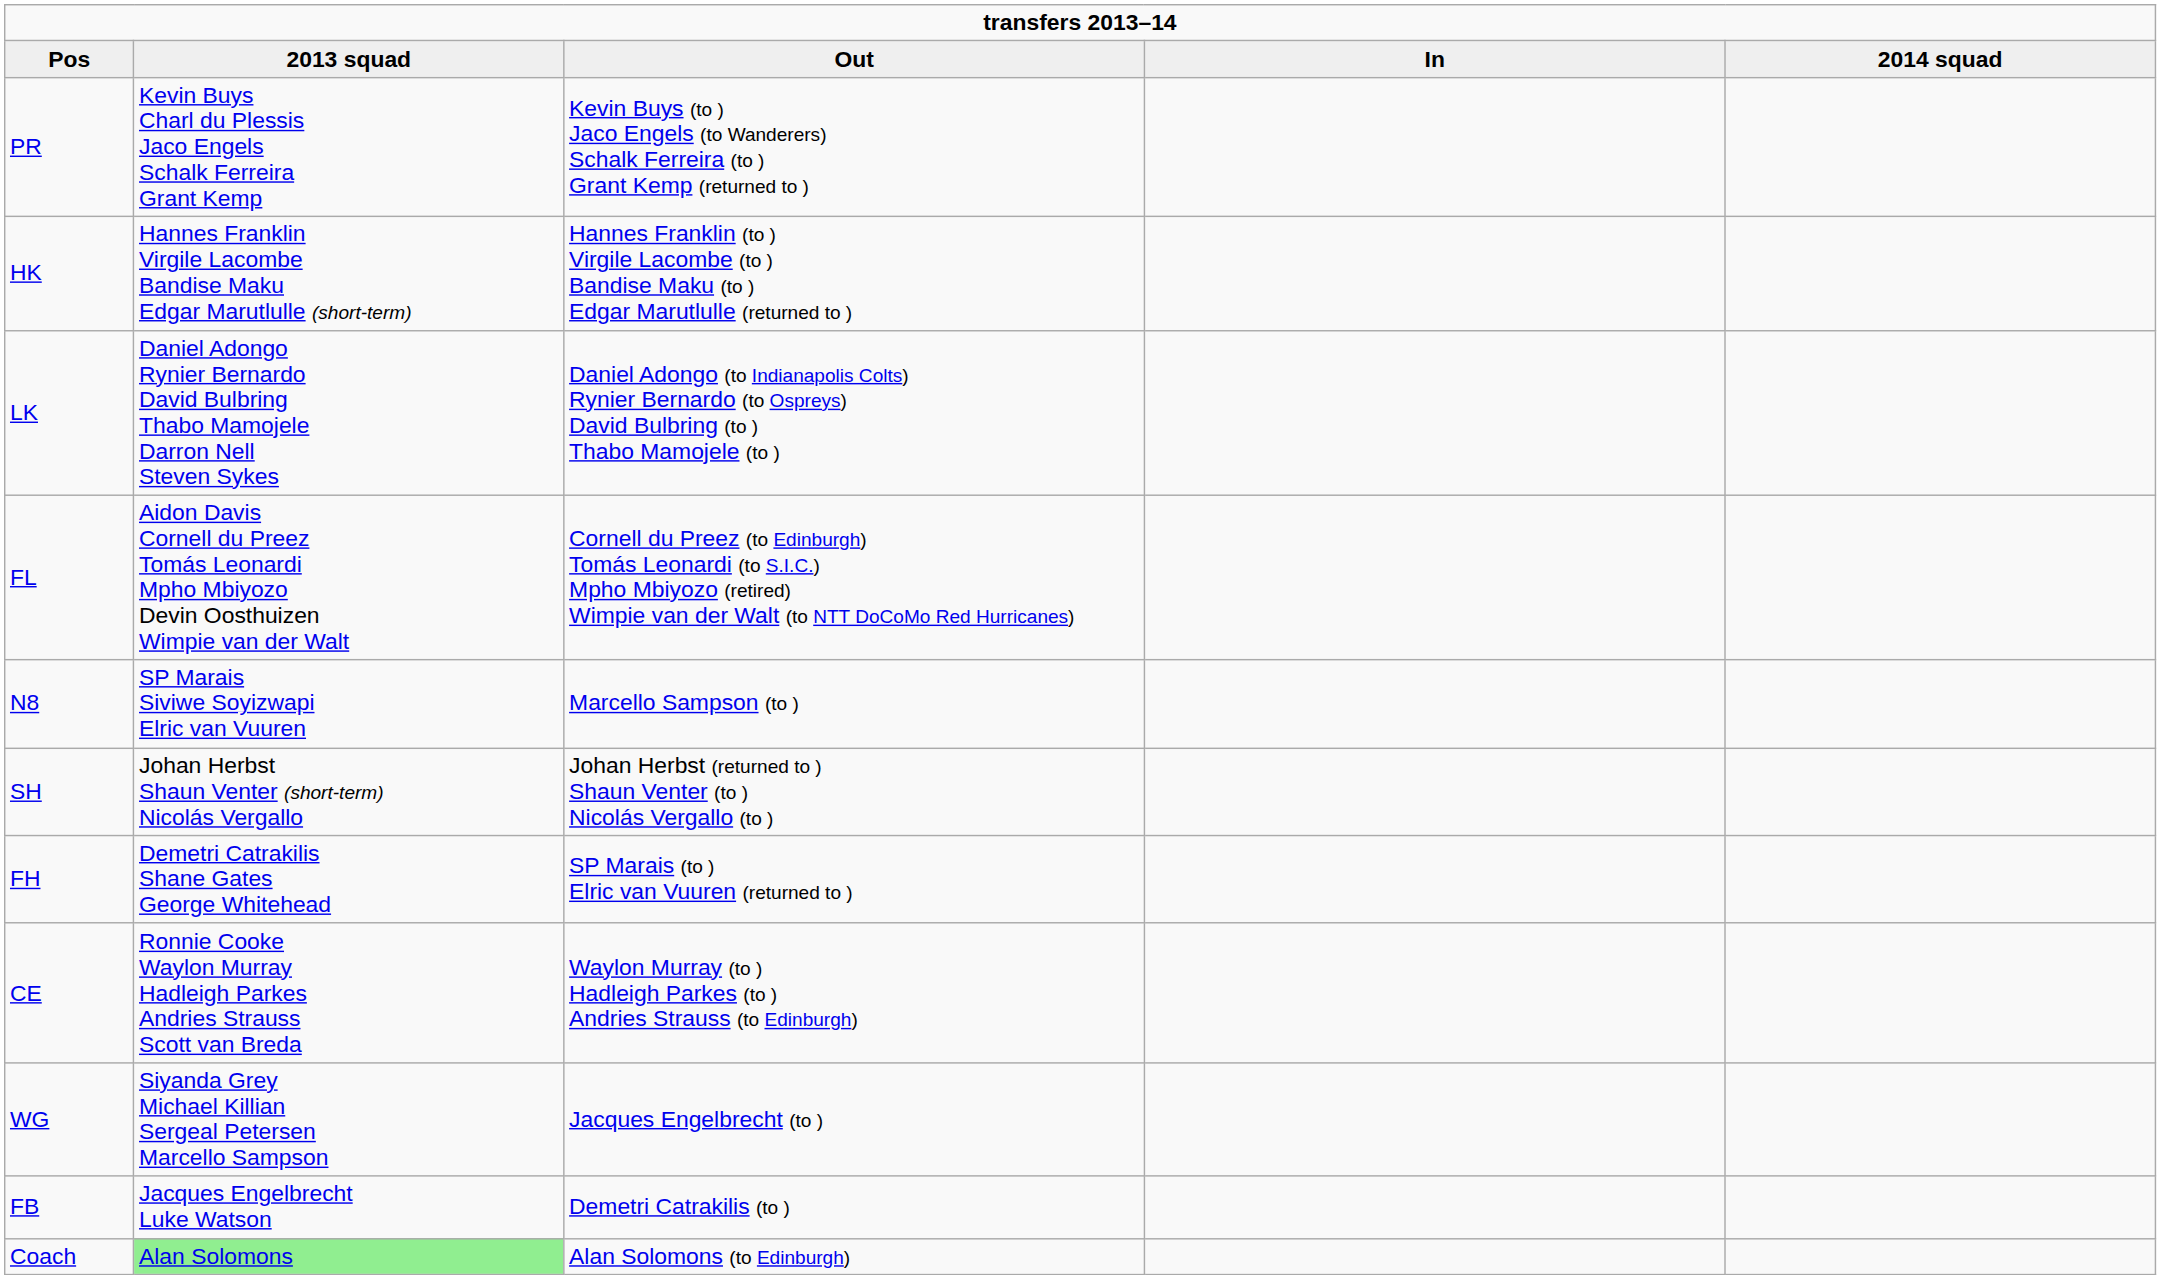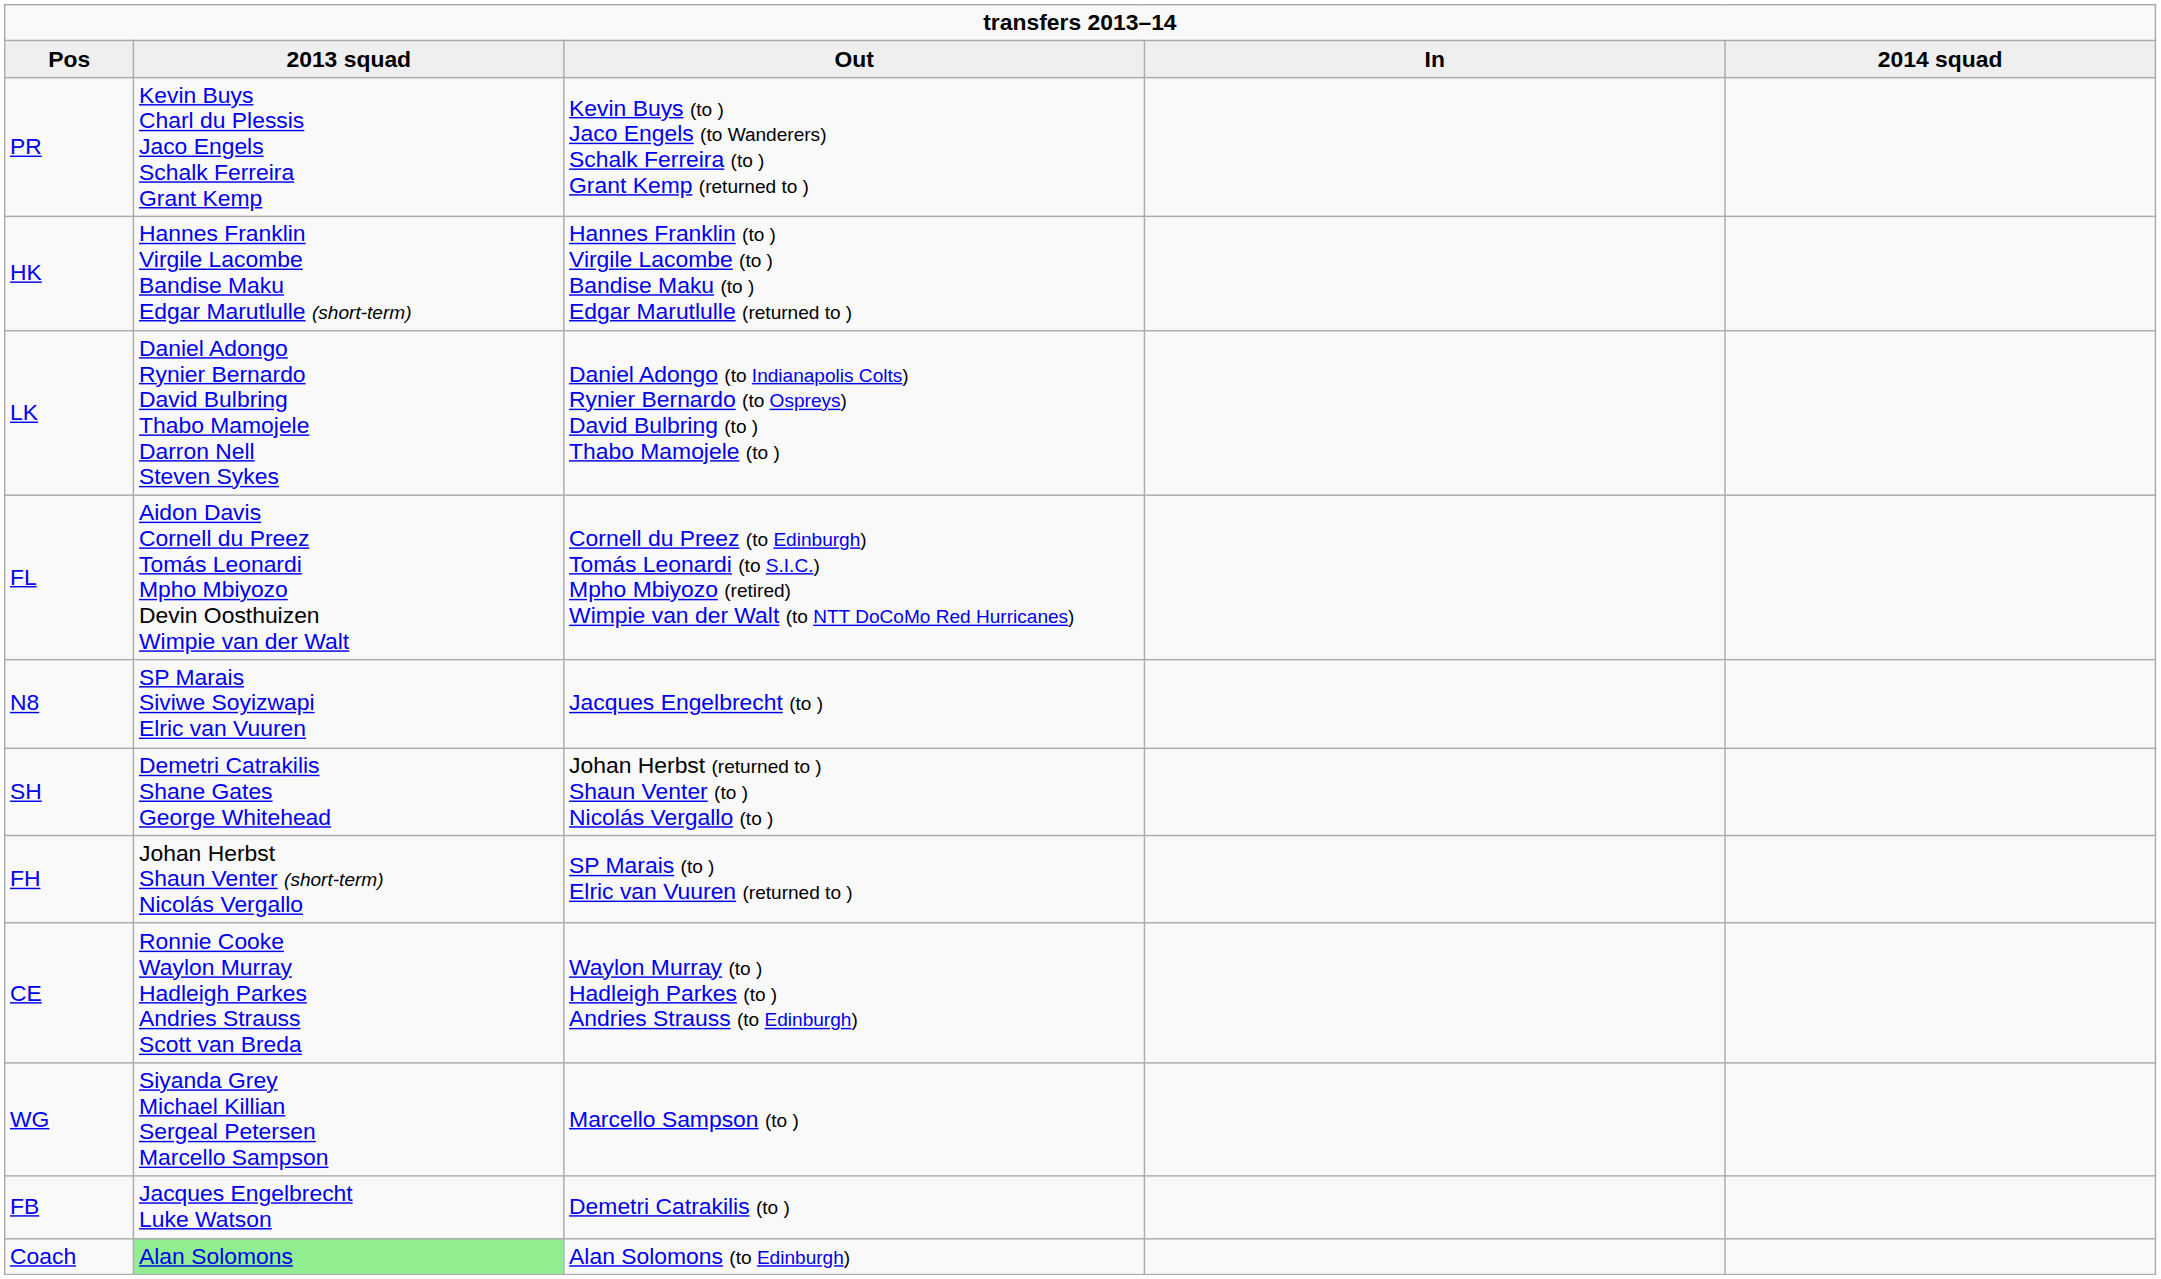(684, 703) Marcello Sampson (to ) -> (696, 703) Jacques Engelbrecht (to )
(261, 791) Johan Herbst Shaun Venter (short-term) Nicolás Vergallo -> (235, 791) Demetri Catrakilis Shane Gates George Whitehead
(235, 879) Demetri Catrakilis Shane Gates George Whitehead -> (261, 879) Johan Herbst Shaun Venter (short-term) Nicolás Vergallo
(696, 1119) Jacques Engelbrecht (to ) -> (684, 1119) Marcello Sampson (to )
